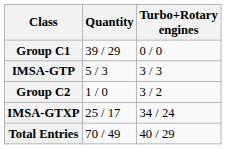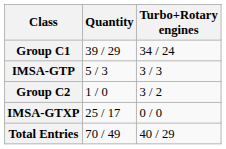(151, 50) 0 / 0 -> (157, 50) 34 / 24
(157, 113) 34 / 24 -> (151, 113) 0 / 0
